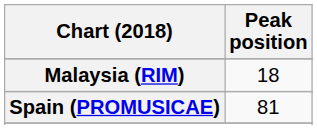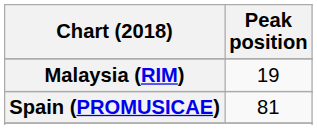(268, 75) 18 -> (268, 75) 19
